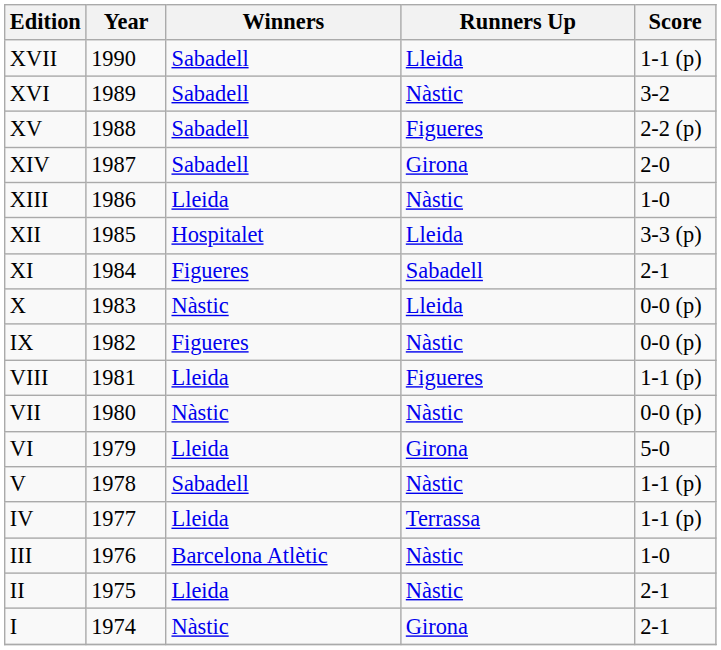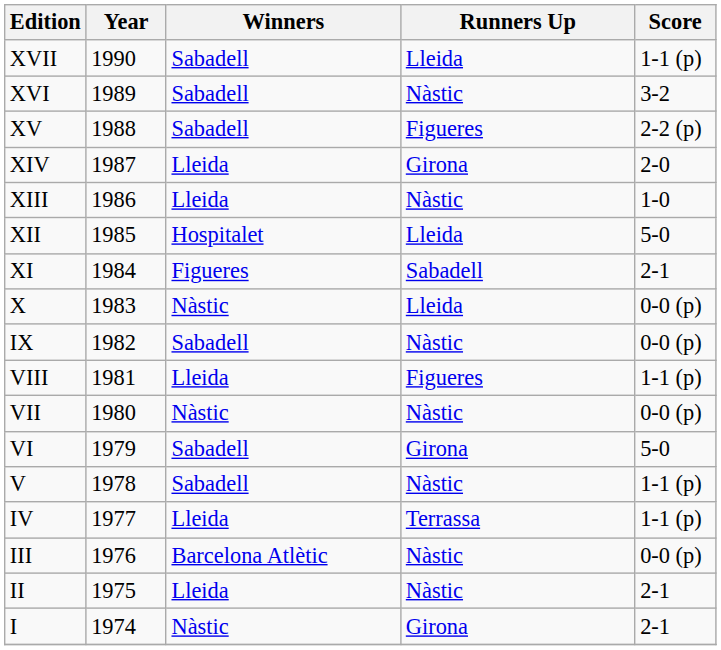(210, 164) Sabadell -> (200, 164) Lleida
(671, 235) 3-3 (p) -> (655, 235) 5-0
(210, 341) Figueres -> (210, 341) Sabadell
(200, 448) Lleida -> (210, 448) Sabadell
(655, 555) 1-0 -> (671, 555) 0-0 (p)
